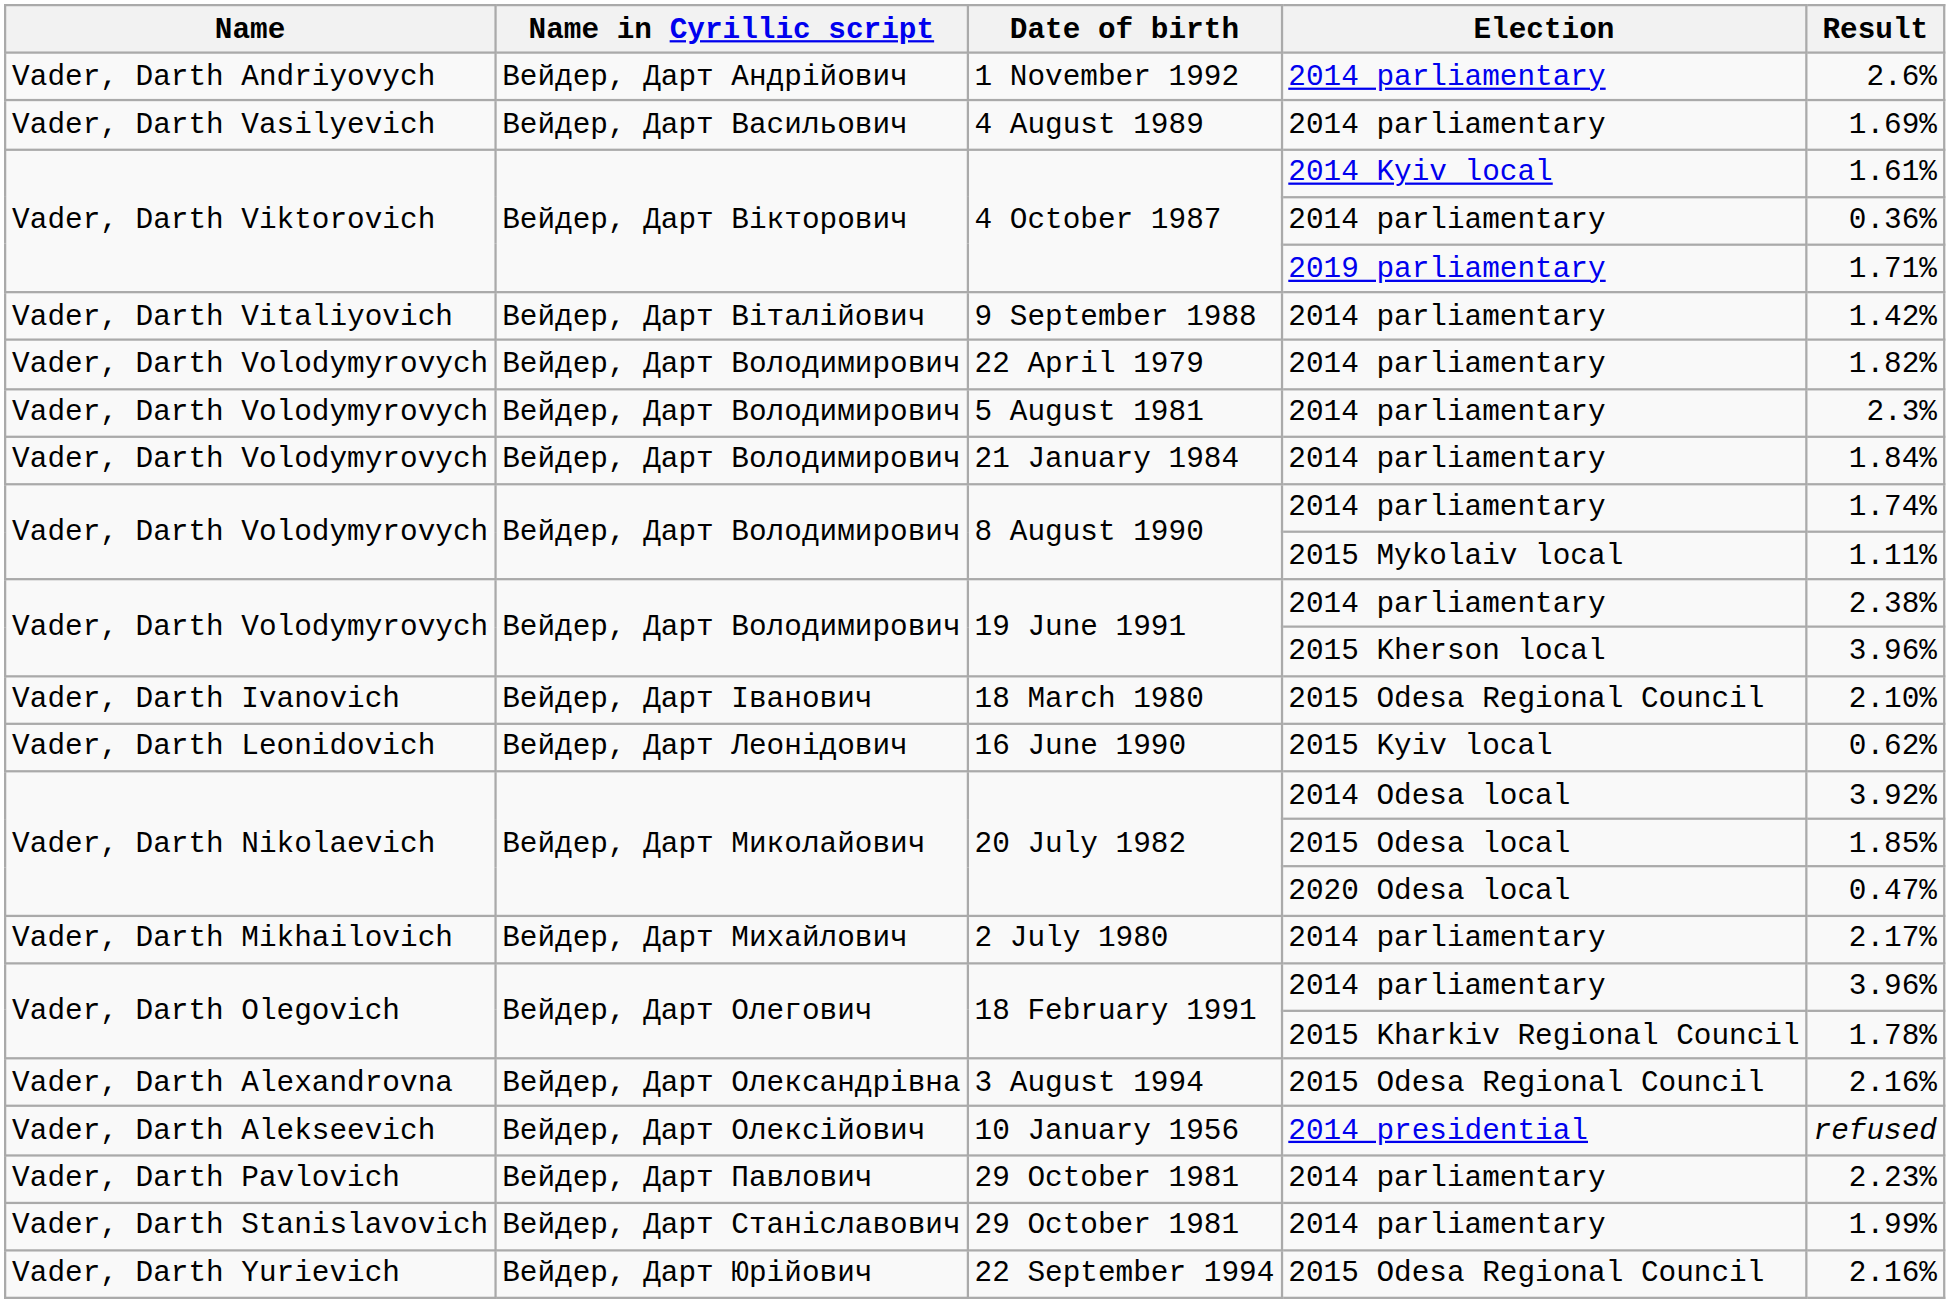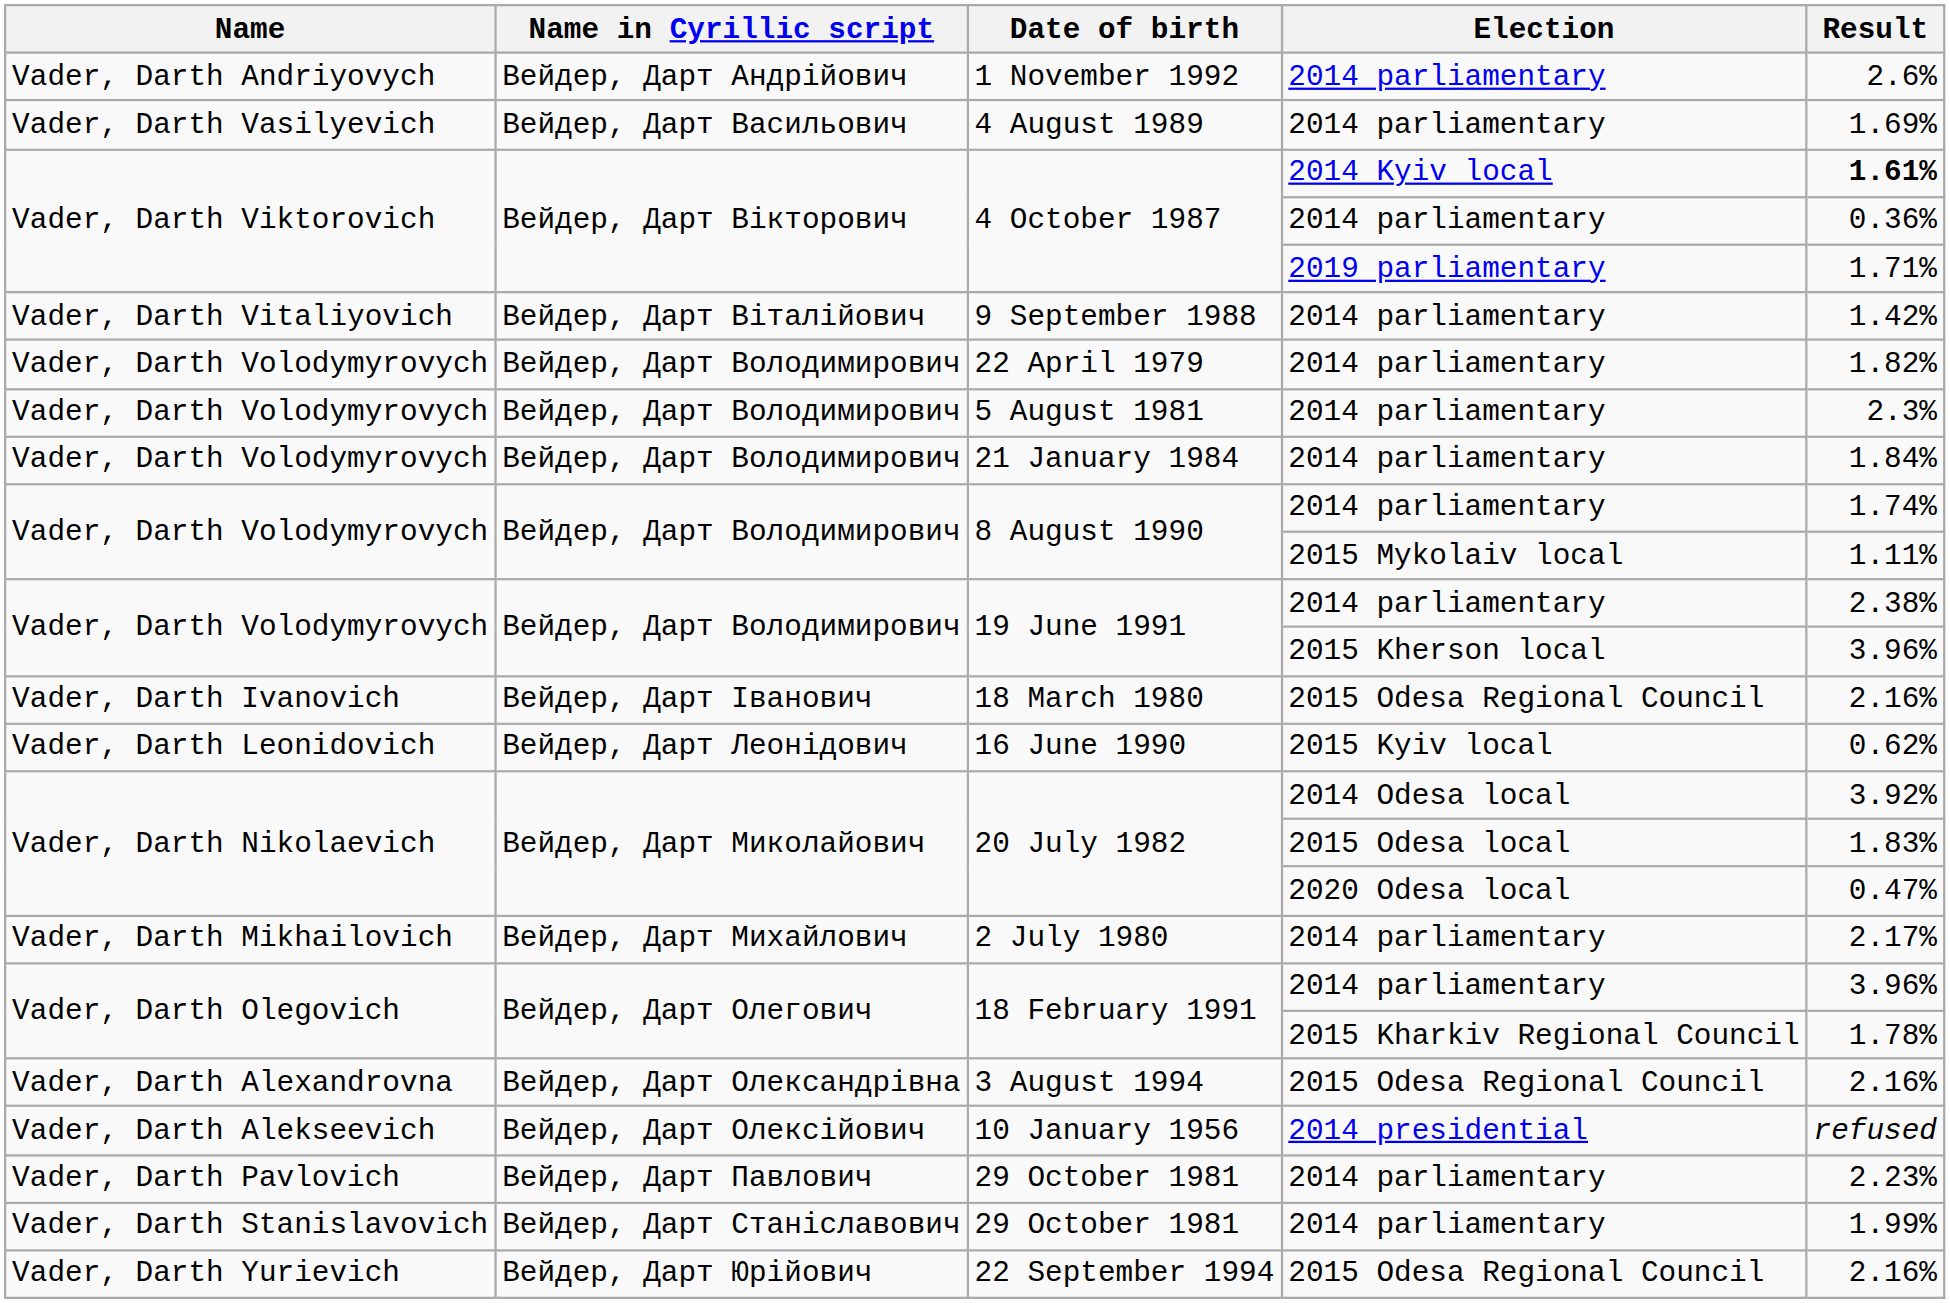(1893, 173) normal -> (1893, 173) bold
(1893, 699) 2.10% -> (1893, 699) 2.16%
(1893, 843) 1.85% -> (1893, 843) 1.83%
